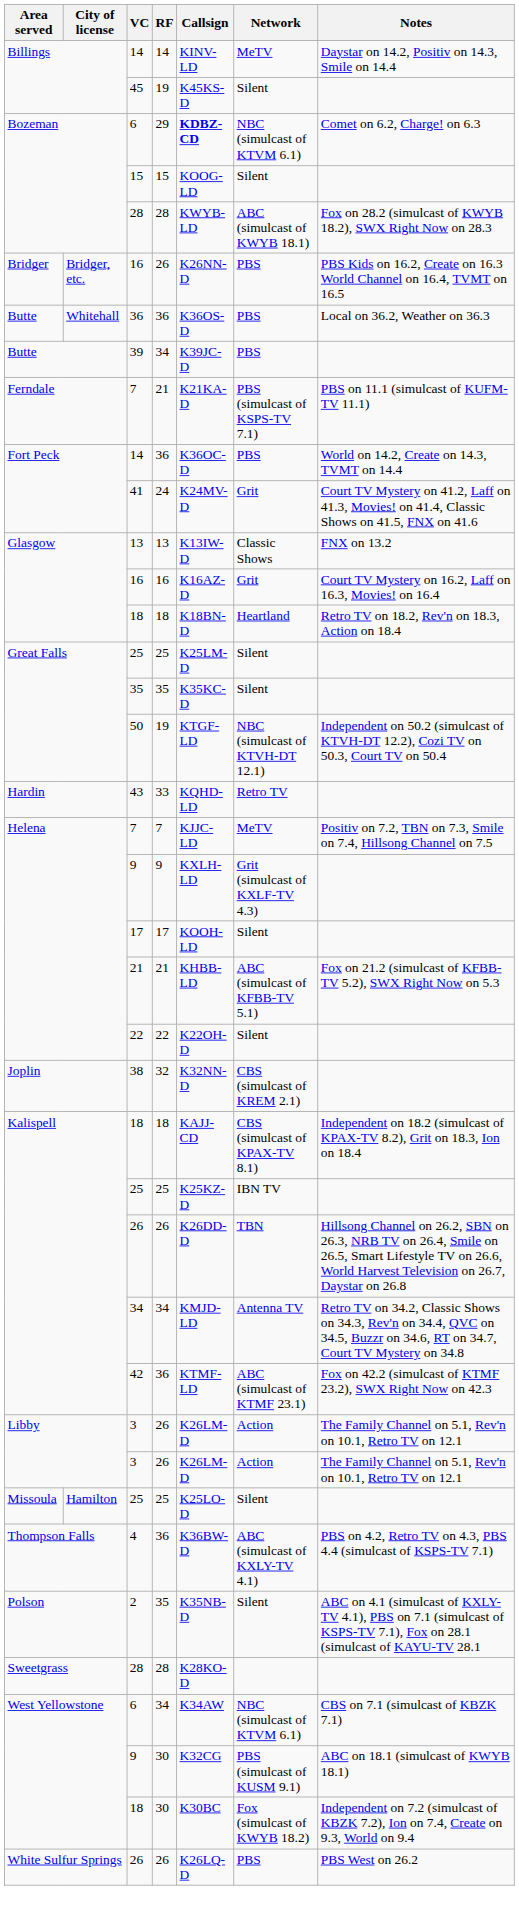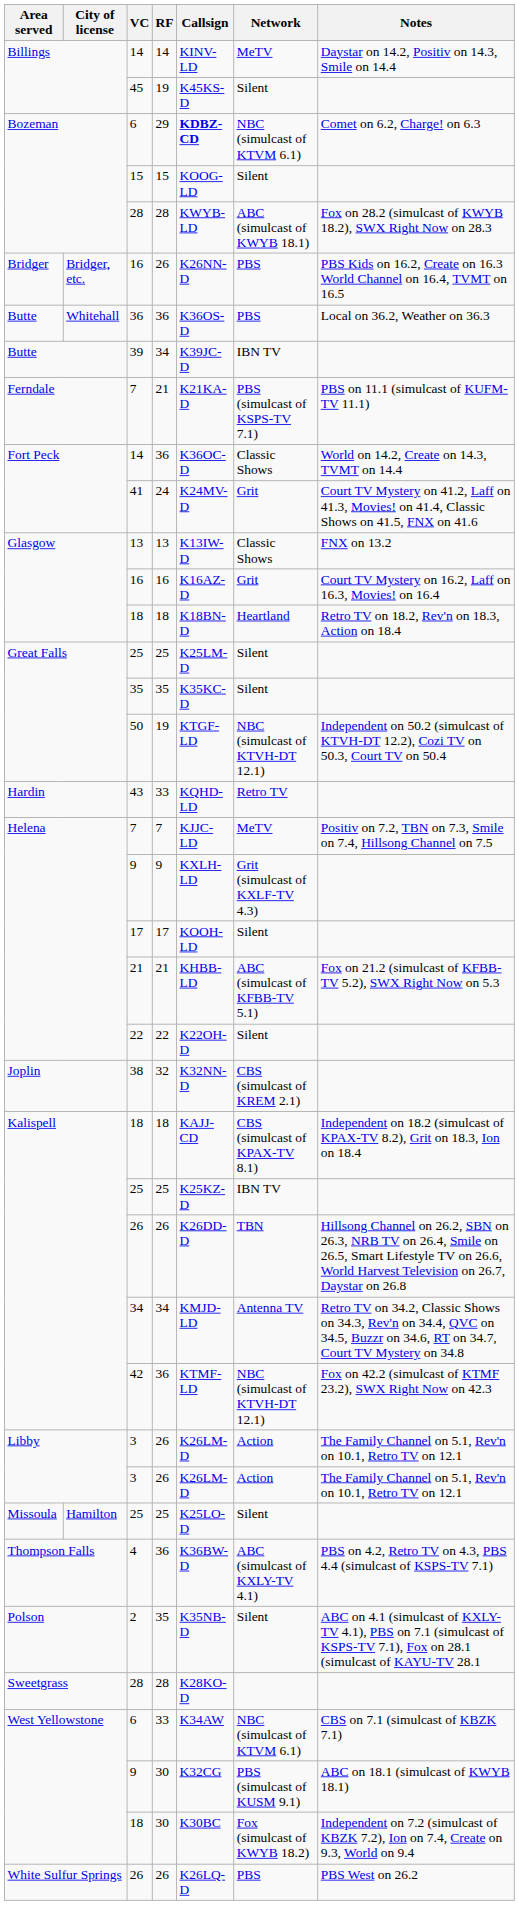(249, 351) PBS -> (259, 351) IBN TV
(249, 455) PBS -> (256, 462) Classic Shows
(272, 1389) ABC (simulcast of KTMF 23.1) -> (272, 1396) NBC (simulcast of KTVH-DT 12.1)
(162, 1704) 34 -> (162, 1719) 33
